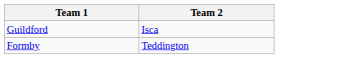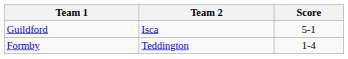+ column: (309, 12)
